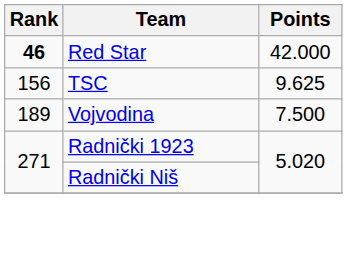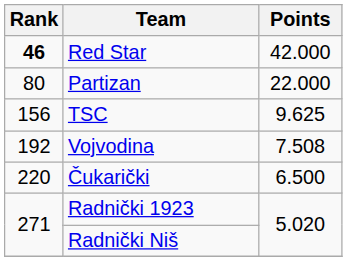+ row: (104, 83)
(34, 114) 189 -> (34, 146) 192
(300, 114) 7.500 -> (300, 146) 7.508
+ row: (109, 177)
